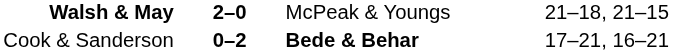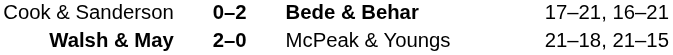rows swapped: (112, 12) <-> (89, 40)
